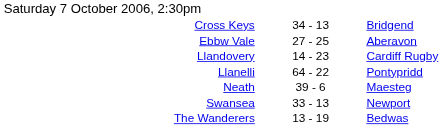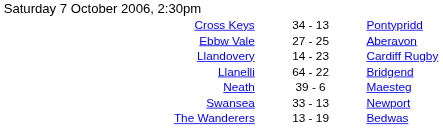(390, 25) Bridgend -> (395, 25) Pontypridd
(395, 72) Pontypridd -> (390, 72) Bridgend
